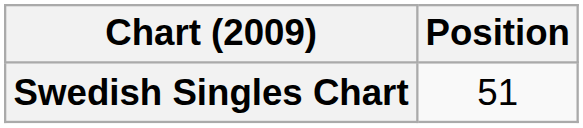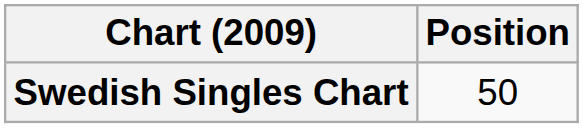(498, 91) 51 -> (498, 91) 50
